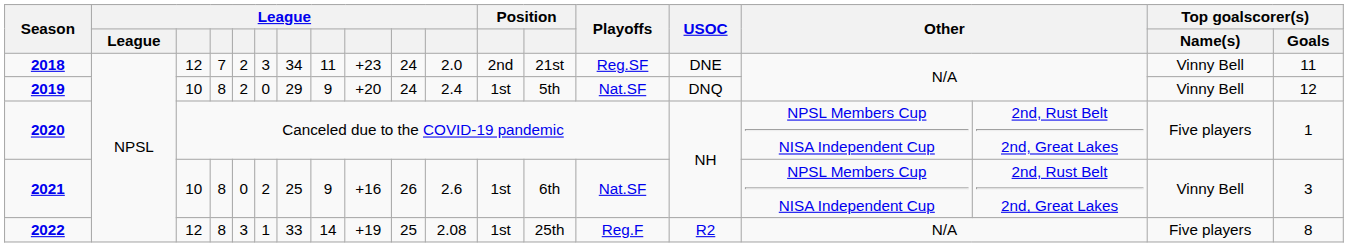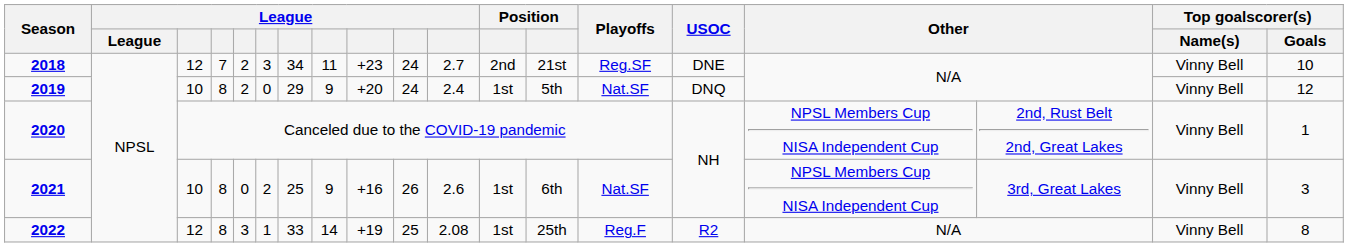(452, 65) 2.0 -> (454, 65) 2.7
(1308, 65) 11 -> (1305, 65) 10
(1210, 131) Five players -> (1209, 131) Vinny Bell
(1060, 189) 2nd, Rust Belt 2nd, Great Lakes -> (1064, 189) 3rd, Great Lakes
(1210, 230) Five players -> (1209, 230) Vinny Bell
